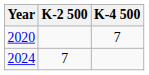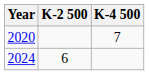(65, 59) 7 -> (65, 59) 6
